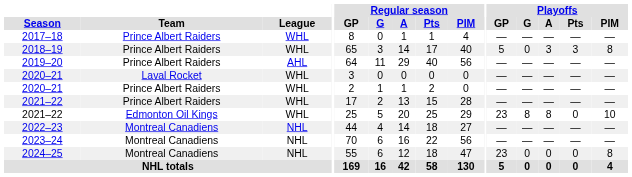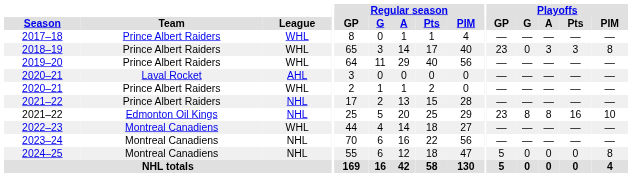(502, 49) 5 -> (501, 49) 23
(297, 62) AHL -> (297, 62) WHL
(297, 75) WHL -> (297, 75) AHL
(297, 101) WHL -> (297, 101) NHL
(297, 114) WHL -> (297, 114) NHL
(576, 114) 0 -> (576, 114) 16
(297, 127) NHL -> (297, 127) WHL
(501, 153) 23 -> (502, 153) 5
